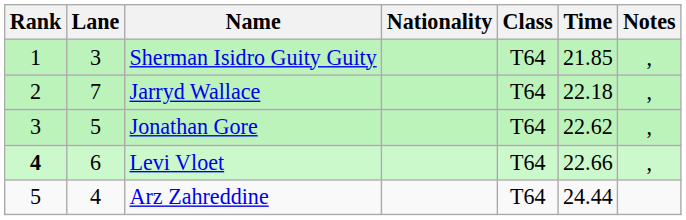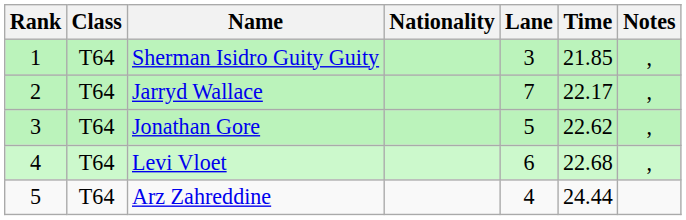columns swapped: (95, 22) <-> (528, 22)
(588, 92) 22.18 -> (588, 92) 22.17
(36, 162) bold -> (36, 162) normal
(588, 162) 22.66 -> (588, 162) 22.68
